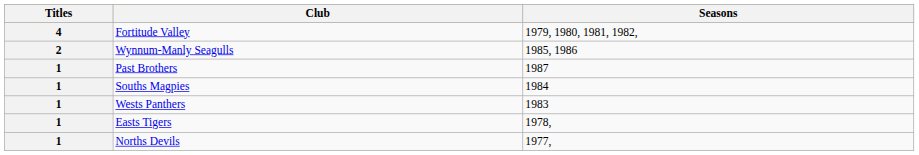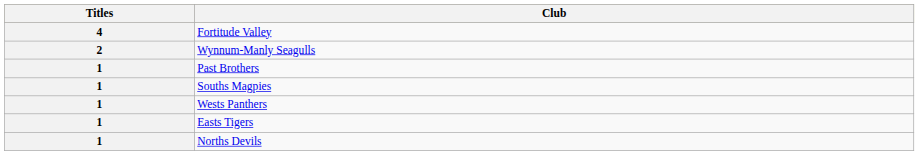- column: (718, 13)
